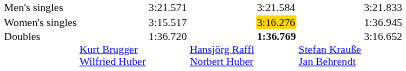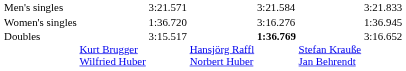(168, 22) 3:15.517 -> (168, 22) 1:36.720
(276, 22) gold background -> (276, 22) no background
(168, 37) 1:36.720 -> (168, 37) 3:15.517
